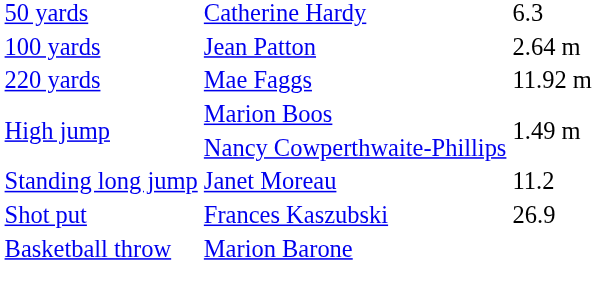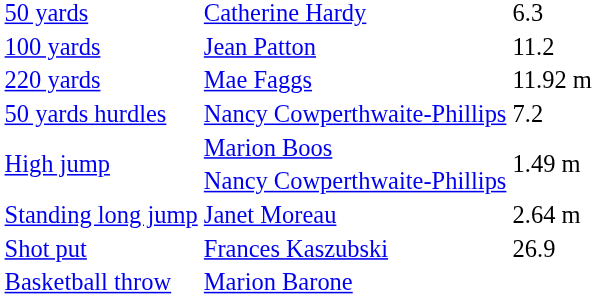(547, 46) 2.64 m -> (533, 46) 11.2
+ row: (86, 114)
(533, 181) 11.2 -> (547, 215) 2.64 m
